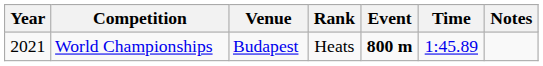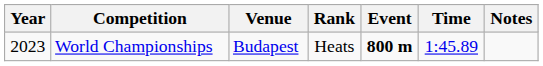(28, 46) 2021 -> (28, 46) 2023
